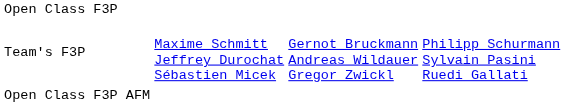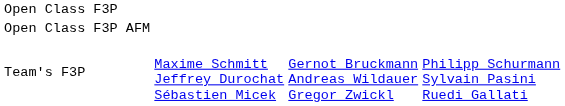rows swapped: (77, 95) <-> (45, 52)
